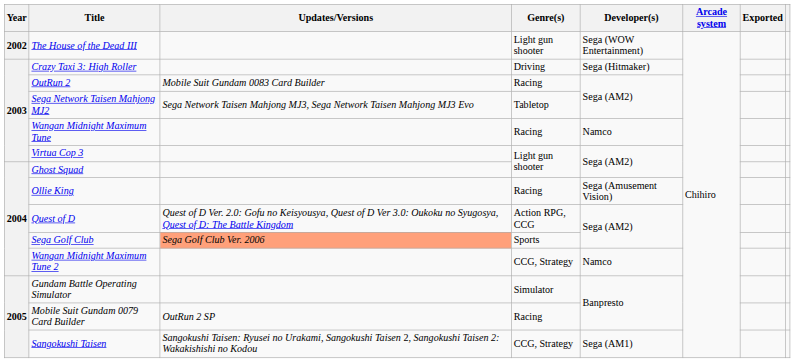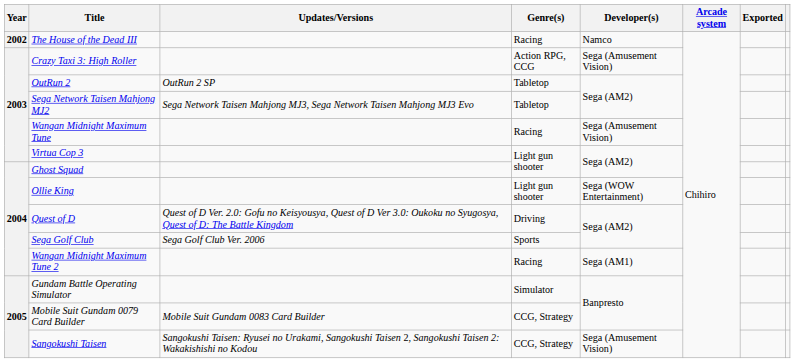(533, 45) Light gun shooter -> (528, 39) Racing
(613, 45) Sega (WOW Entertainment) -> (597, 39) Namco
(529, 67) Driving -> (540, 61) Action RPG, CCG
(616, 67) Sega (Hitmaker) -> (620, 61) Sega (Amusement Vision)
(244, 83) Mobile Suit Gundam 0083 Card Builder -> (189, 83) OutRun 2 SP
(528, 83) Racing -> (531, 83) Tabletop
(597, 132) Namco -> (620, 132) Sega (Amusement Vision)
(528, 191) Racing -> (533, 191) Light gun shooter
(620, 191) Sega (Amusement Vision) -> (613, 191) Sega (WOW Entertainment)
(540, 218) Action RPG, CCG -> (529, 218) Driving
(214, 240) lightsalmon background -> (214, 240) no background
(543, 262) CCG, Strategy -> (528, 262) Racing
(597, 262) Namco -> (608, 262) Sega (AM1)
(189, 316) OutRun 2 SP -> (244, 316) Mobile Suit Gundam 0083 Card Builder
(528, 316) Racing -> (543, 316) CCG, Strategy
(608, 344) Sega (AM1) -> (620, 344) Sega (Amusement Vision)
